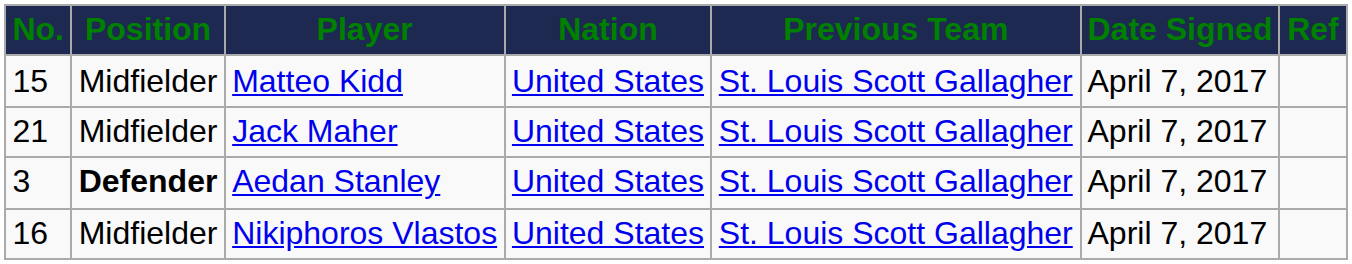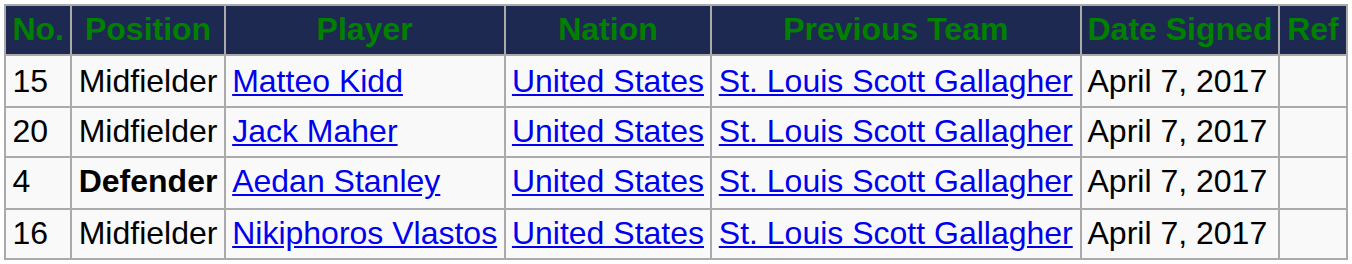(30, 131) 21 -> (30, 131) 20
(21, 182) 3 -> (21, 182) 4
